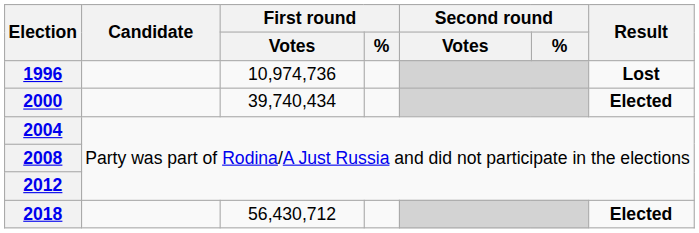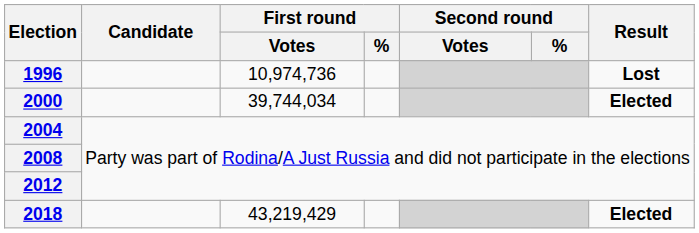(292, 102) 39,740,434 -> (292, 102) 39,744,034
(292, 213) 56,430,712 -> (292, 213) 43,219,429
